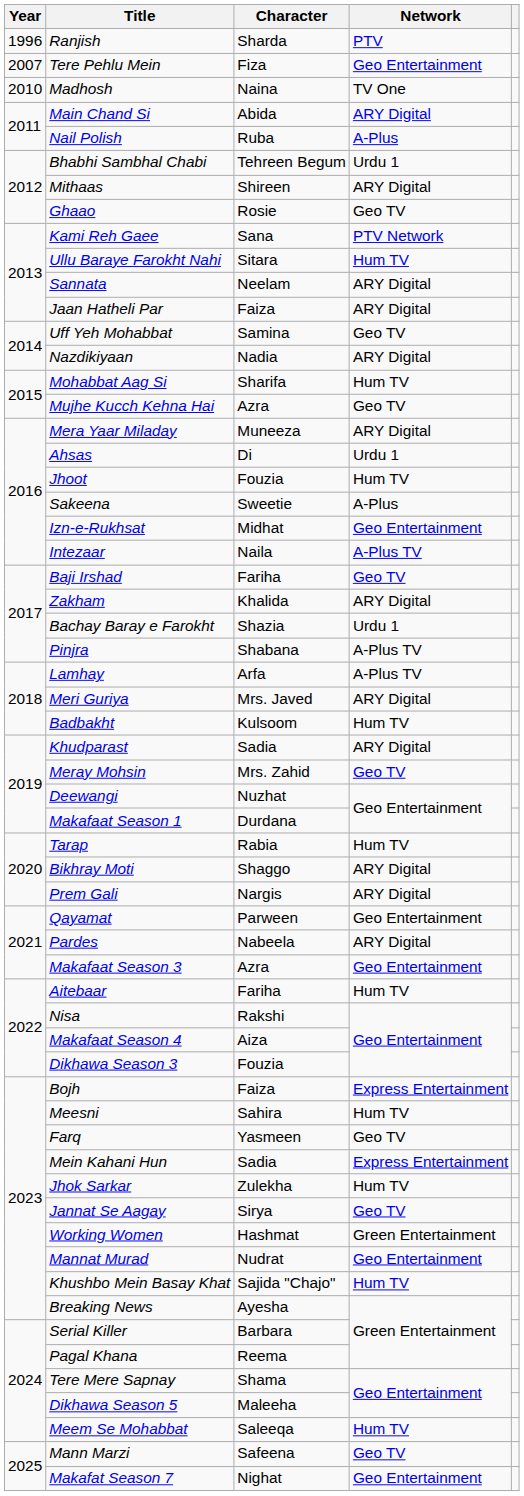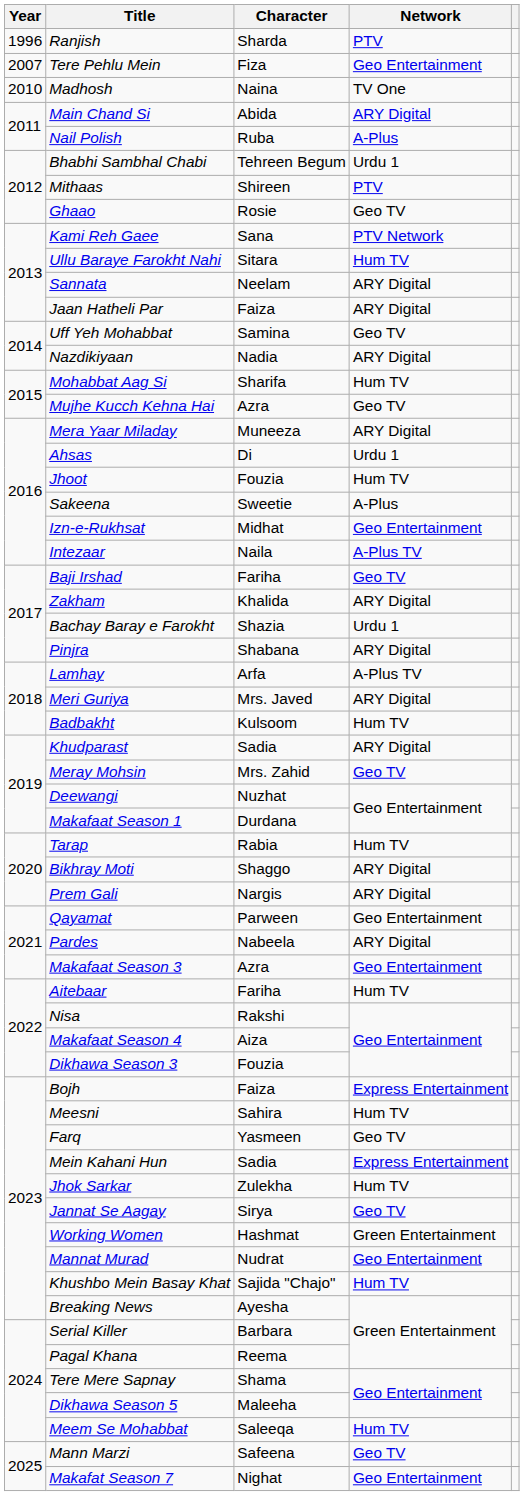(392, 187) ARY Digital -> (368, 187) PTV
(387, 650) A-Plus TV -> (392, 650) ARY Digital
